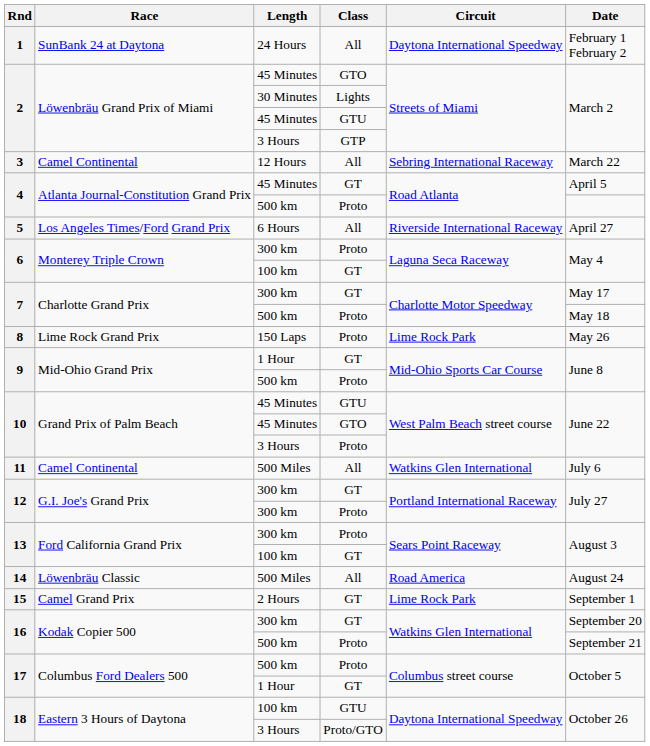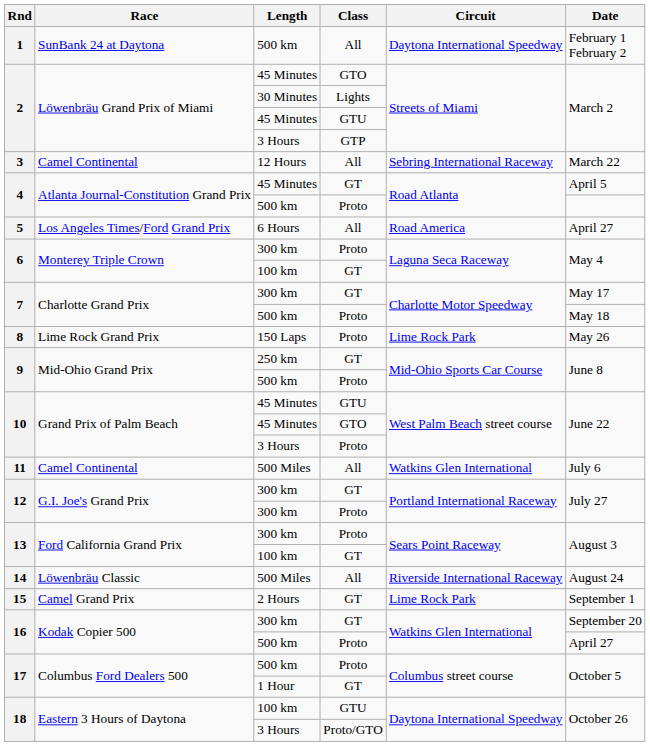(282, 45) 24 Hours -> (277, 45) 500 km
(476, 228) Riverside International Raceway -> (427, 228) Road America
(276, 359) 1 Hour -> (277, 359) 250 km
(427, 577) Road America -> (476, 577) Riverside International Raceway
(605, 643) September 21 -> (591, 643) April 27
